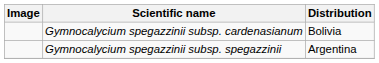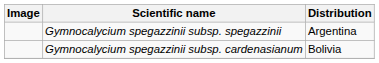rows swapped: (174, 31) <-> (163, 49)
